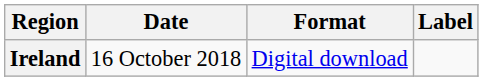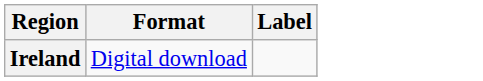- column: (166, 22)
